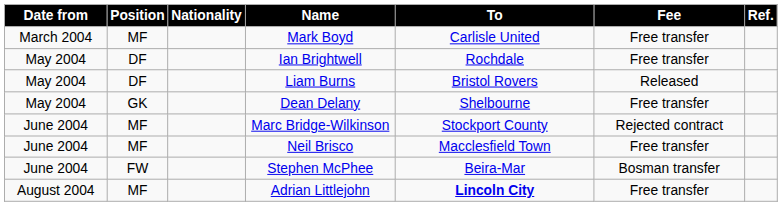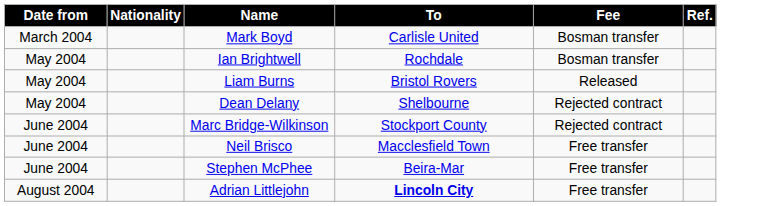- column: (137, 16)
(669, 38) Free transfer -> (608, 38) Bosman transfer
(669, 59) Free transfer -> (608, 59) Bosman transfer
(669, 103) Free transfer -> (608, 103) Rejected contract
(669, 169) Bosman transfer -> (608, 169) Free transfer
